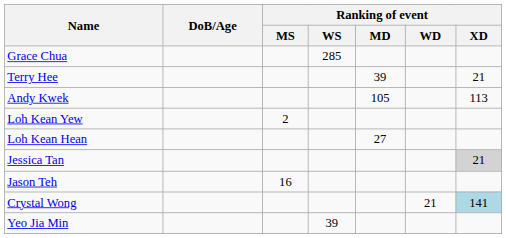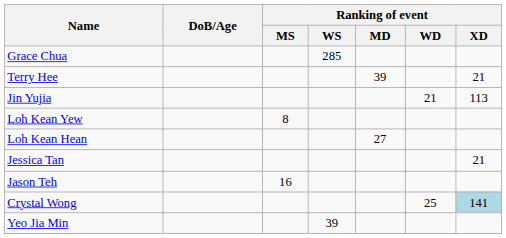+ row: (29, 98)
- row: (38, 98)
(285, 119) 2 -> (285, 119) 8
(479, 160) lightgrey background -> (479, 160) no background
(430, 202) 21 -> (430, 202) 25
